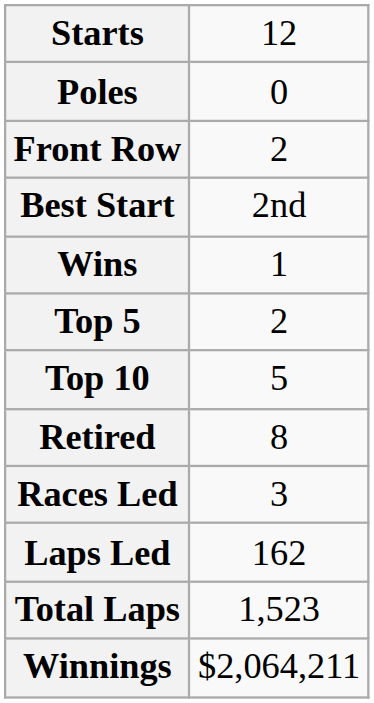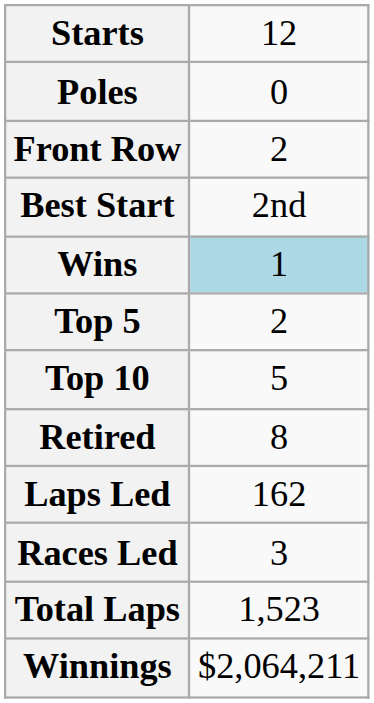(279, 263) no background -> (279, 263) lightblue background
rows swapped: (97, 551) <-> (97, 494)
